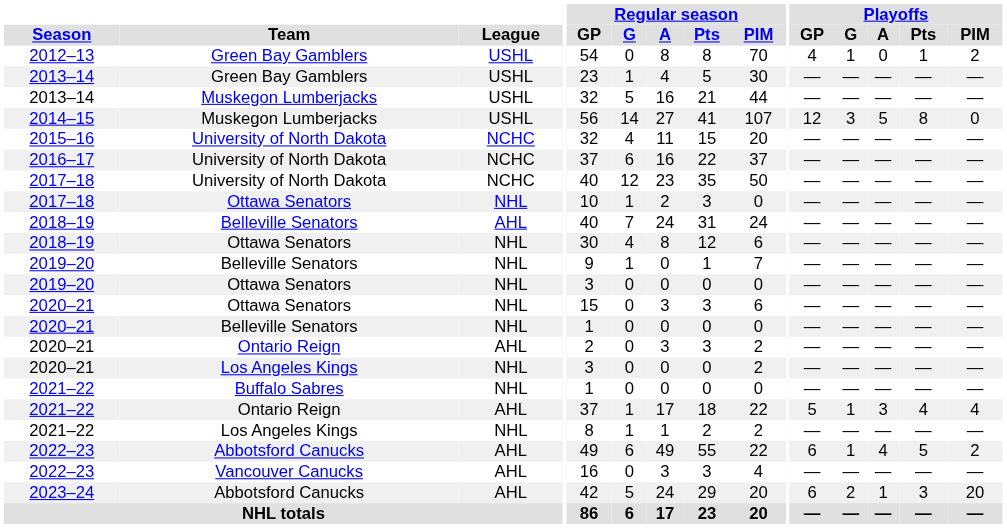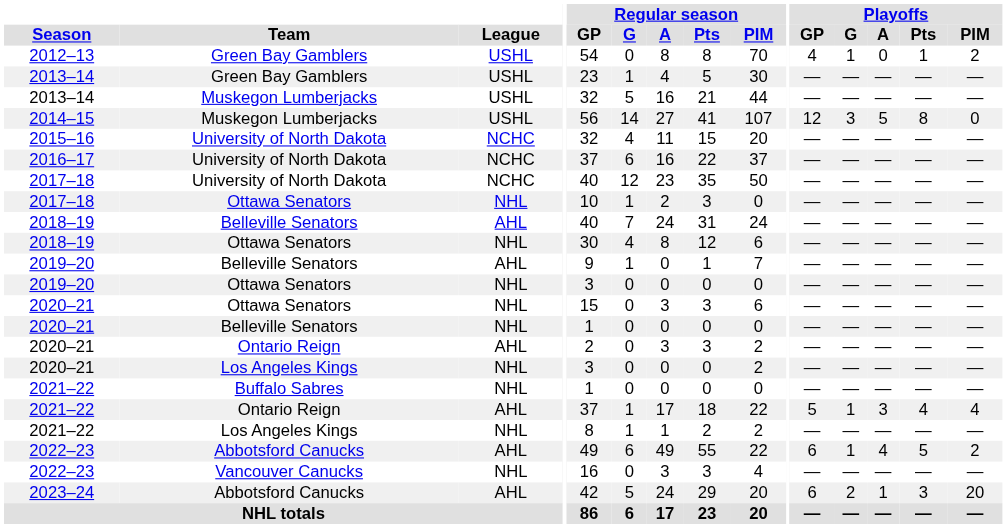(511, 263) NHL -> (511, 263) AHL
(511, 471) AHL -> (511, 471) NHL
